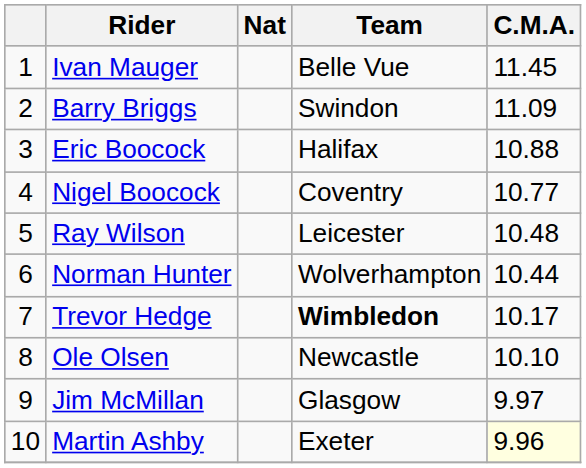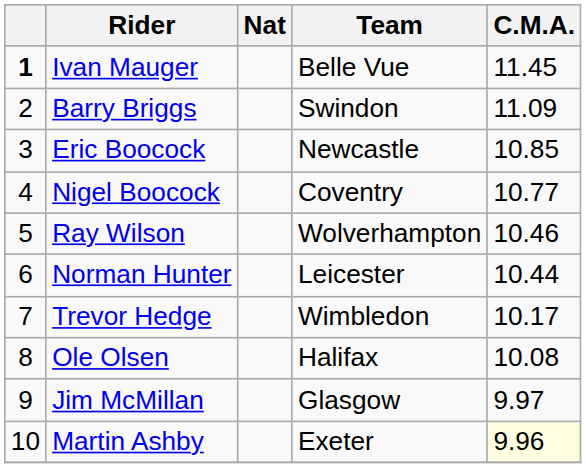(25, 66) normal -> (25, 66) bold
(338, 150) Halifax -> (359, 150) Newcastle
(526, 150) 10.88 -> (526, 150) 10.85
(351, 233) Leicester -> (390, 233) Wolverhampton
(526, 233) 10.48 -> (526, 233) 10.46
(390, 274) Wolverhampton -> (351, 274) Leicester
(369, 316) bold -> (364, 316) normal
(359, 358) Newcastle -> (338, 358) Halifax
(526, 358) 10.10 -> (526, 358) 10.08
